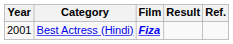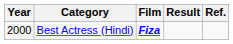(19, 30) 2001 -> (19, 30) 2000
